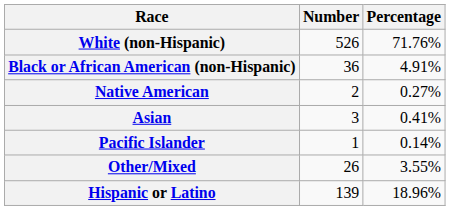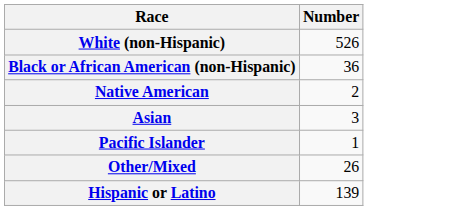- column: (404, 17)
